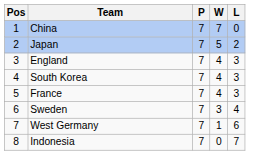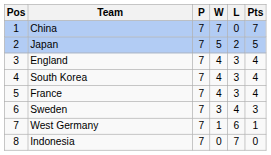+ column: (255, 12)
